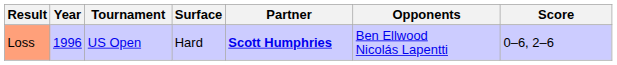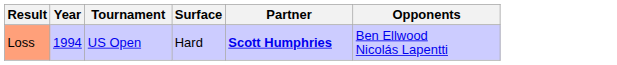- column: (556, 14)
(67, 42) 1996 -> (67, 42) 1994
